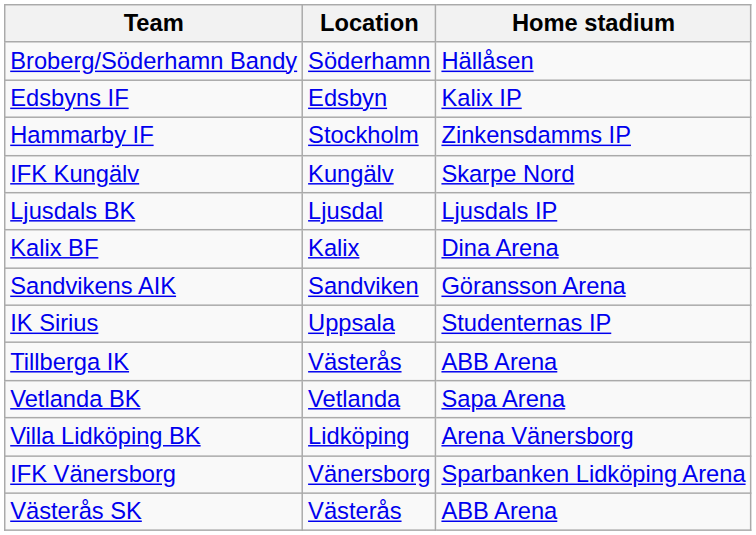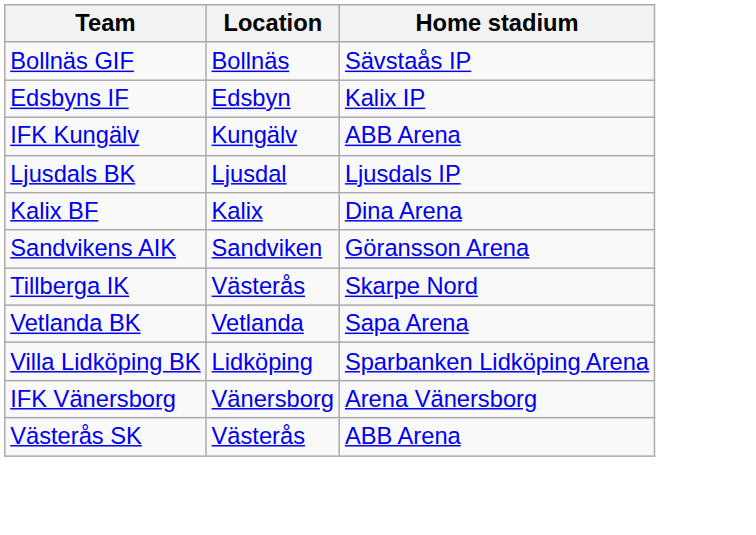+ row: (72, 60)
- row: (154, 60)
- row: (82, 135)
(508, 173) Skarpe Nord -> (403, 135) ABB Arena
- row: (54, 323)
(499, 361) ABB Arena -> (411, 286) Skarpe Nord
(538, 436) Arena Vänersborg -> (497, 361) Sparbanken Lidköping Arena
(594, 473) Sparbanken Lidköping Arena -> (441, 398) Arena Vänersborg
